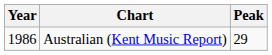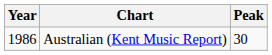(241, 38) 29 -> (241, 38) 30
